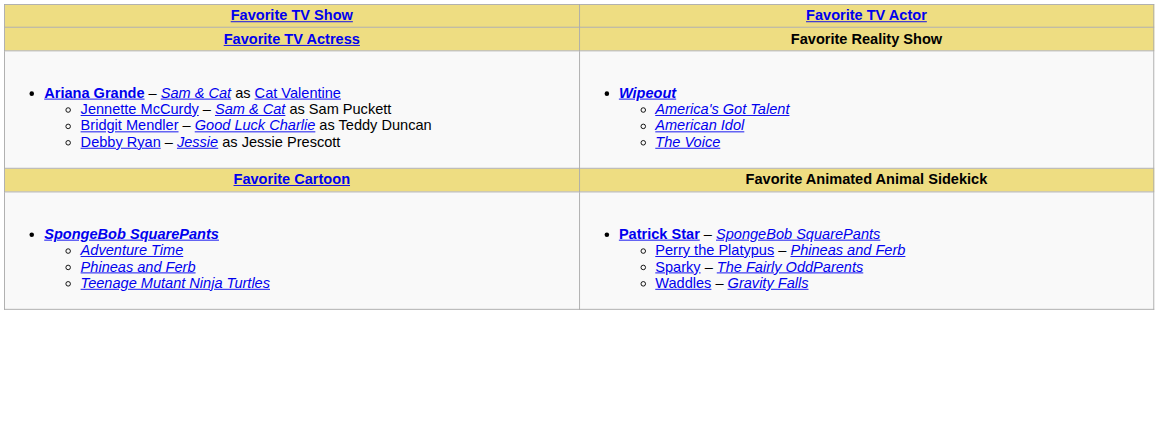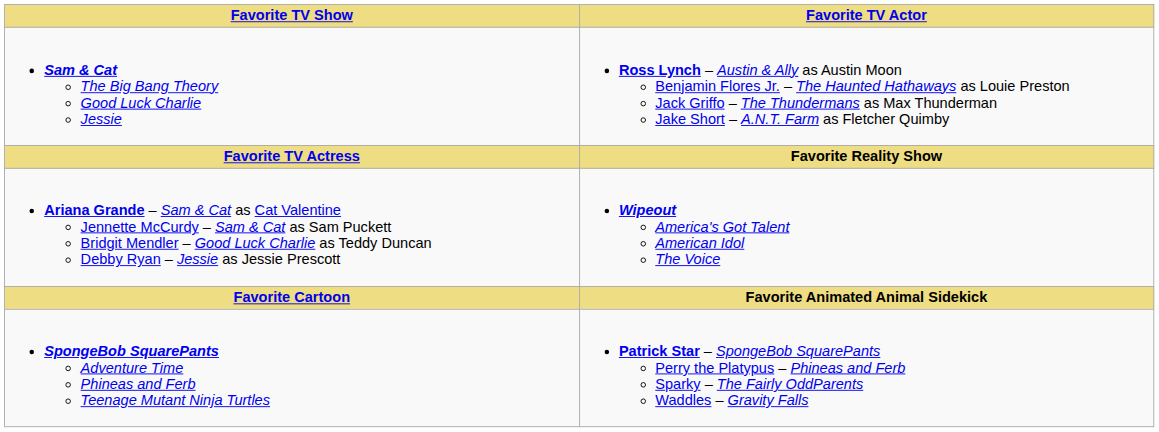+ row: (292, 95)
